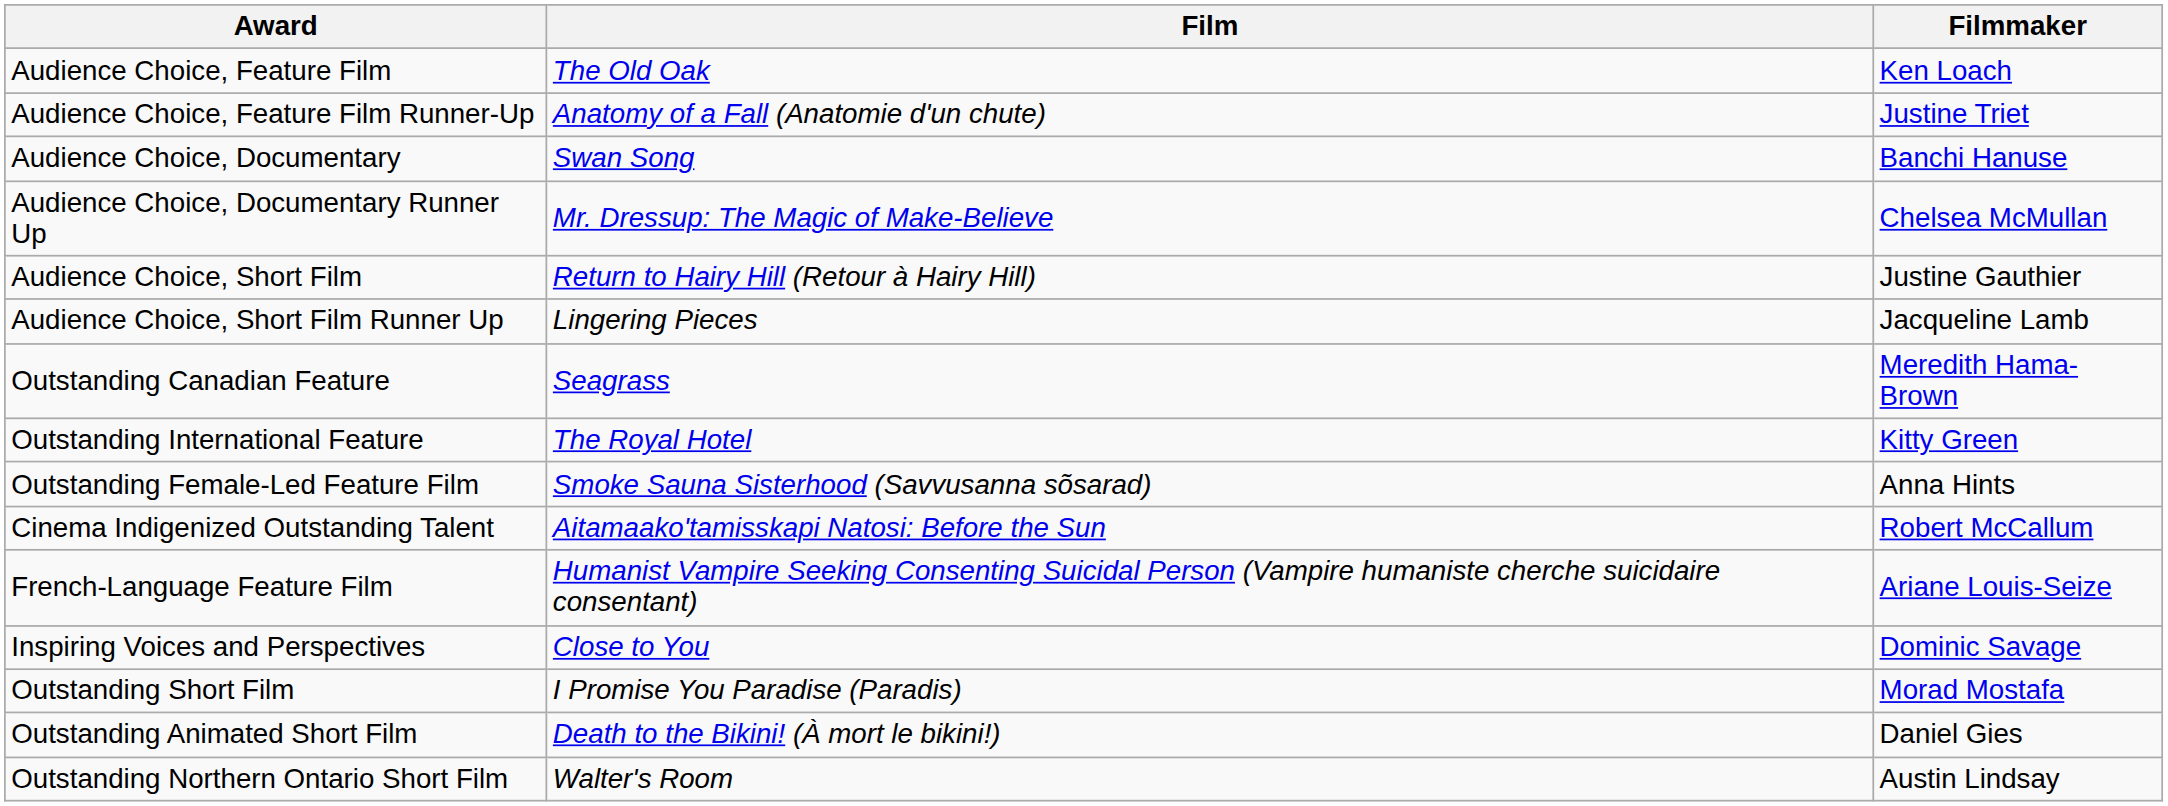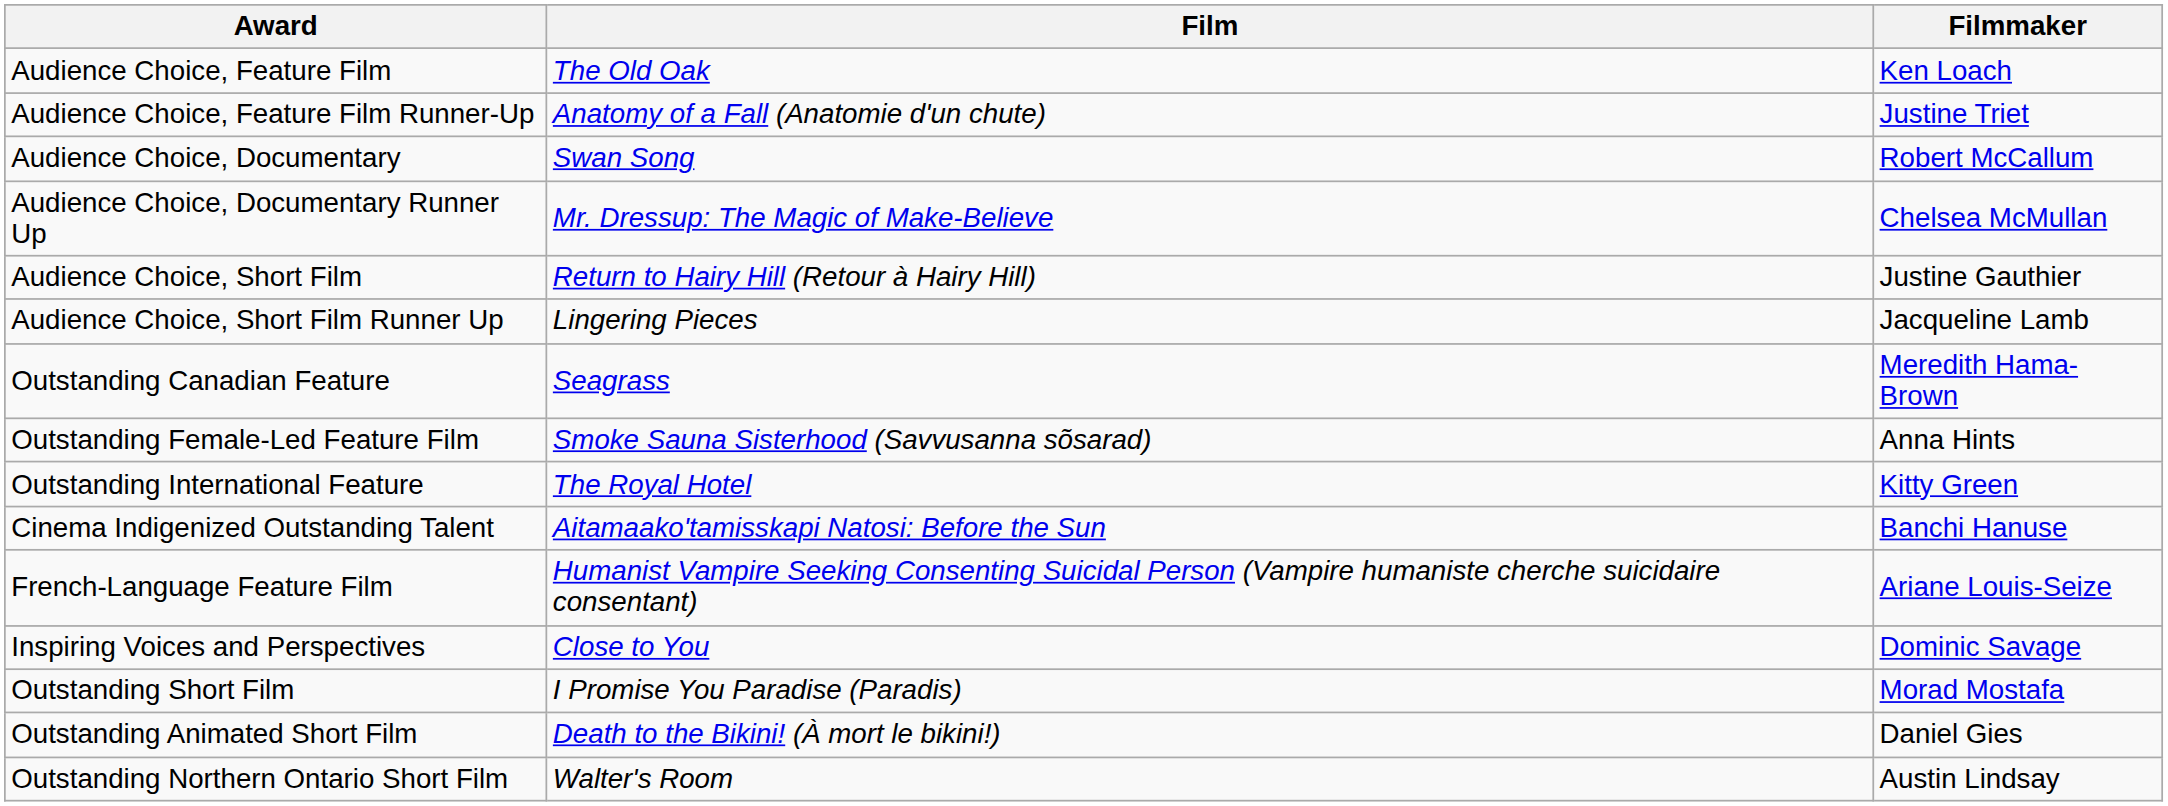(1973, 158) Banchi Hanuse -> (1987, 158) Robert McCallum
rows swapped: (217, 439) <-> (245, 483)
(1987, 527) Robert McCallum -> (1973, 527) Banchi Hanuse
